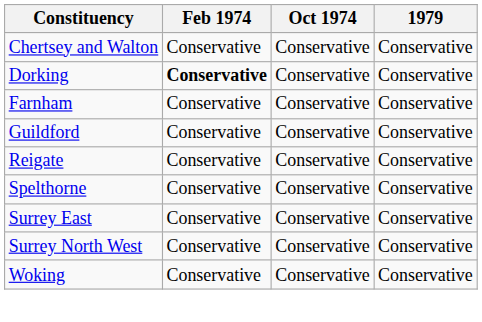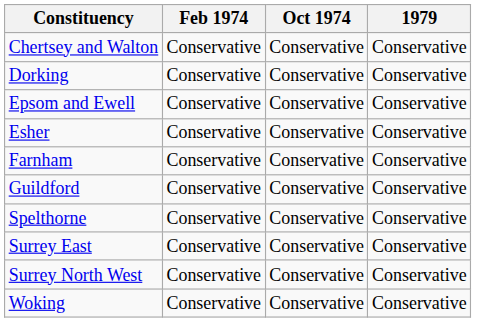(217, 75) bold -> (214, 75) normal
+ row: (72, 103)
+ row: (29, 132)
- row: (36, 160)
